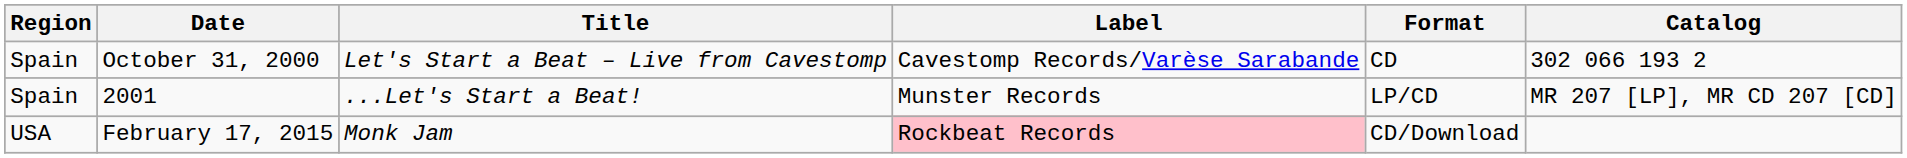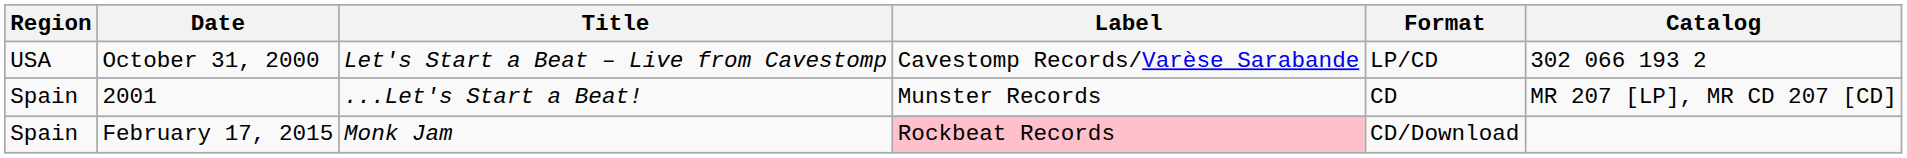(44, 60) Spain -> (31, 60) USA
(1384, 60) CD -> (1404, 60) LP/CD
(1404, 97) LP/CD -> (1384, 97) CD
(31, 134) USA -> (44, 134) Spain
